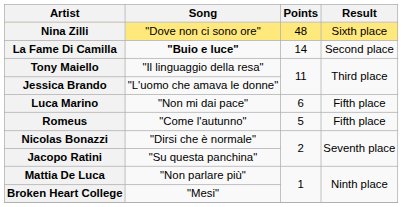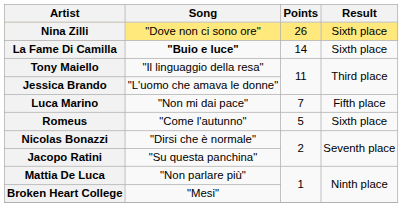(301, 31) 48 -> (301, 31) 26
(359, 49) Second place -> (359, 49) Sixth place
(301, 103) 6 -> (301, 103) 7
(359, 121) Fifth place -> (359, 121) Sixth place
